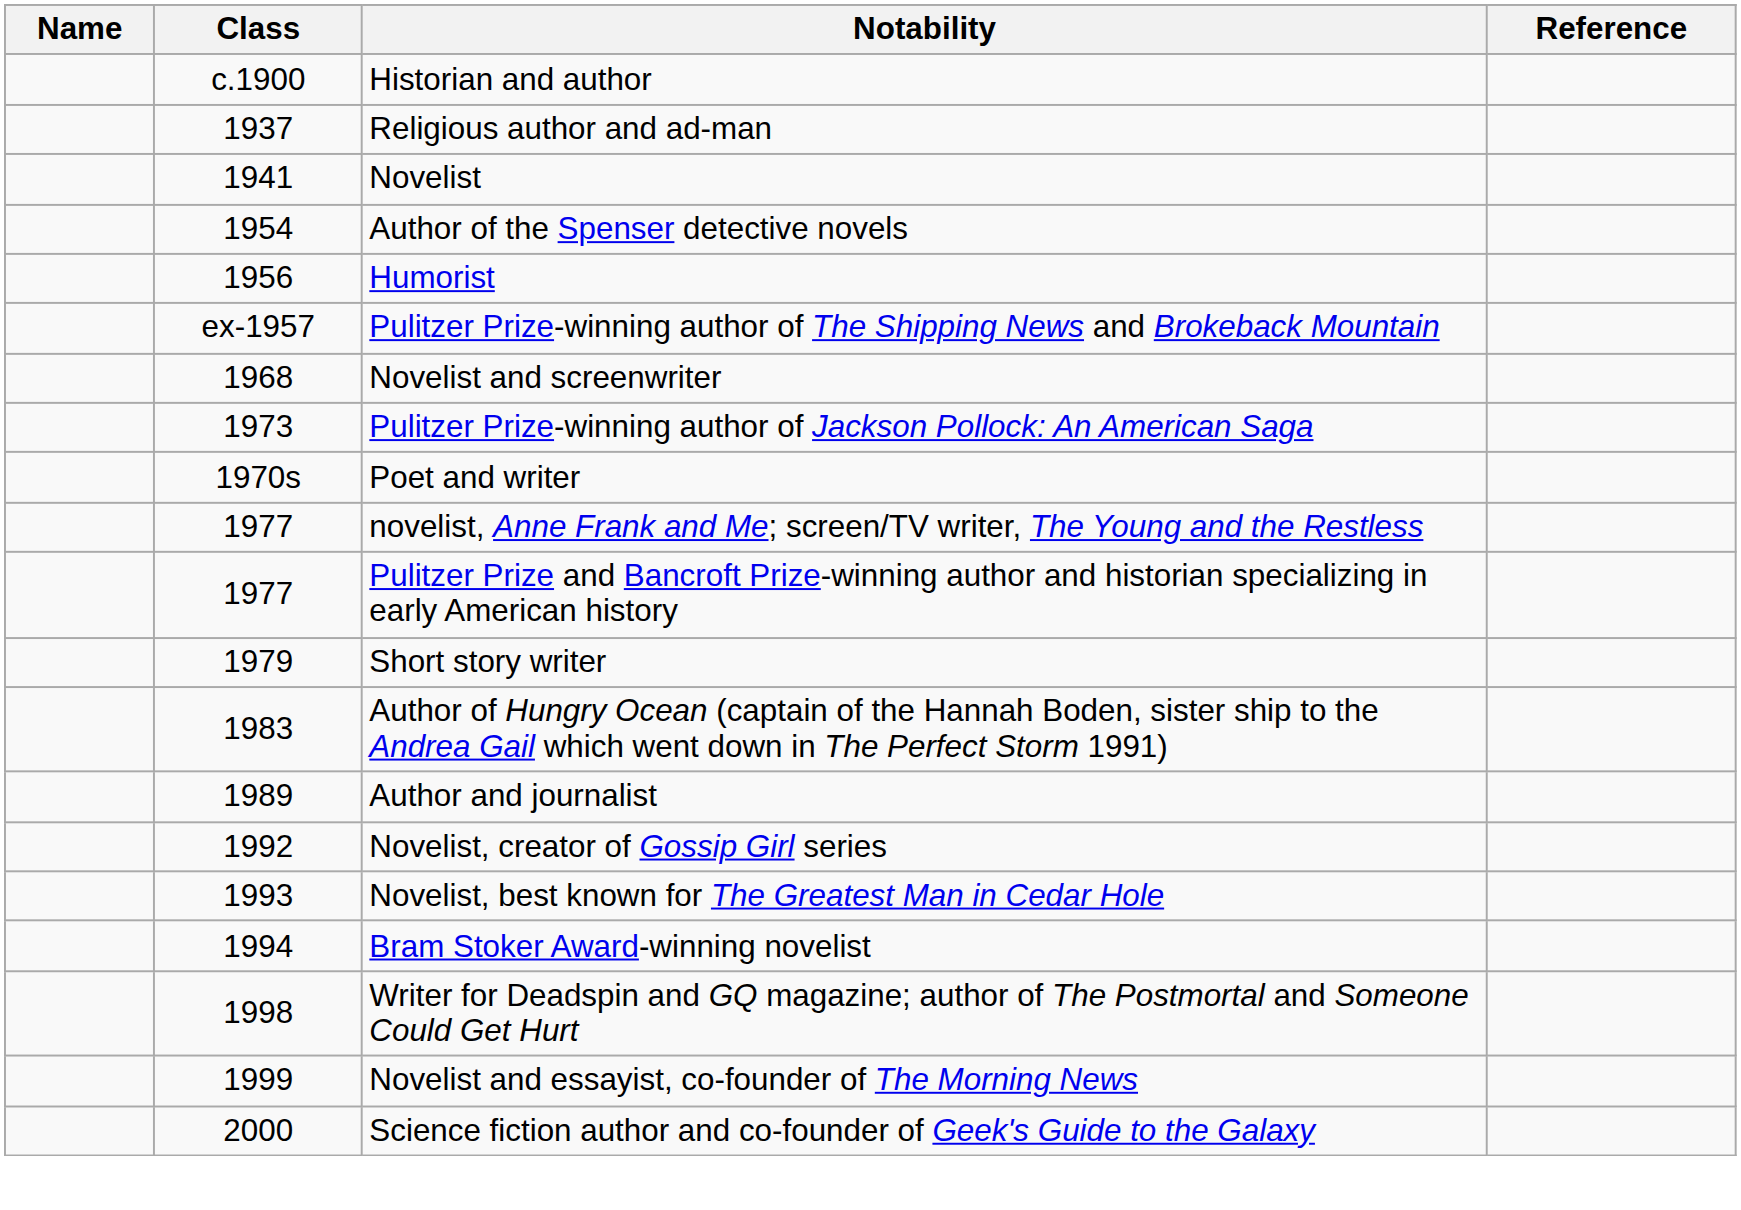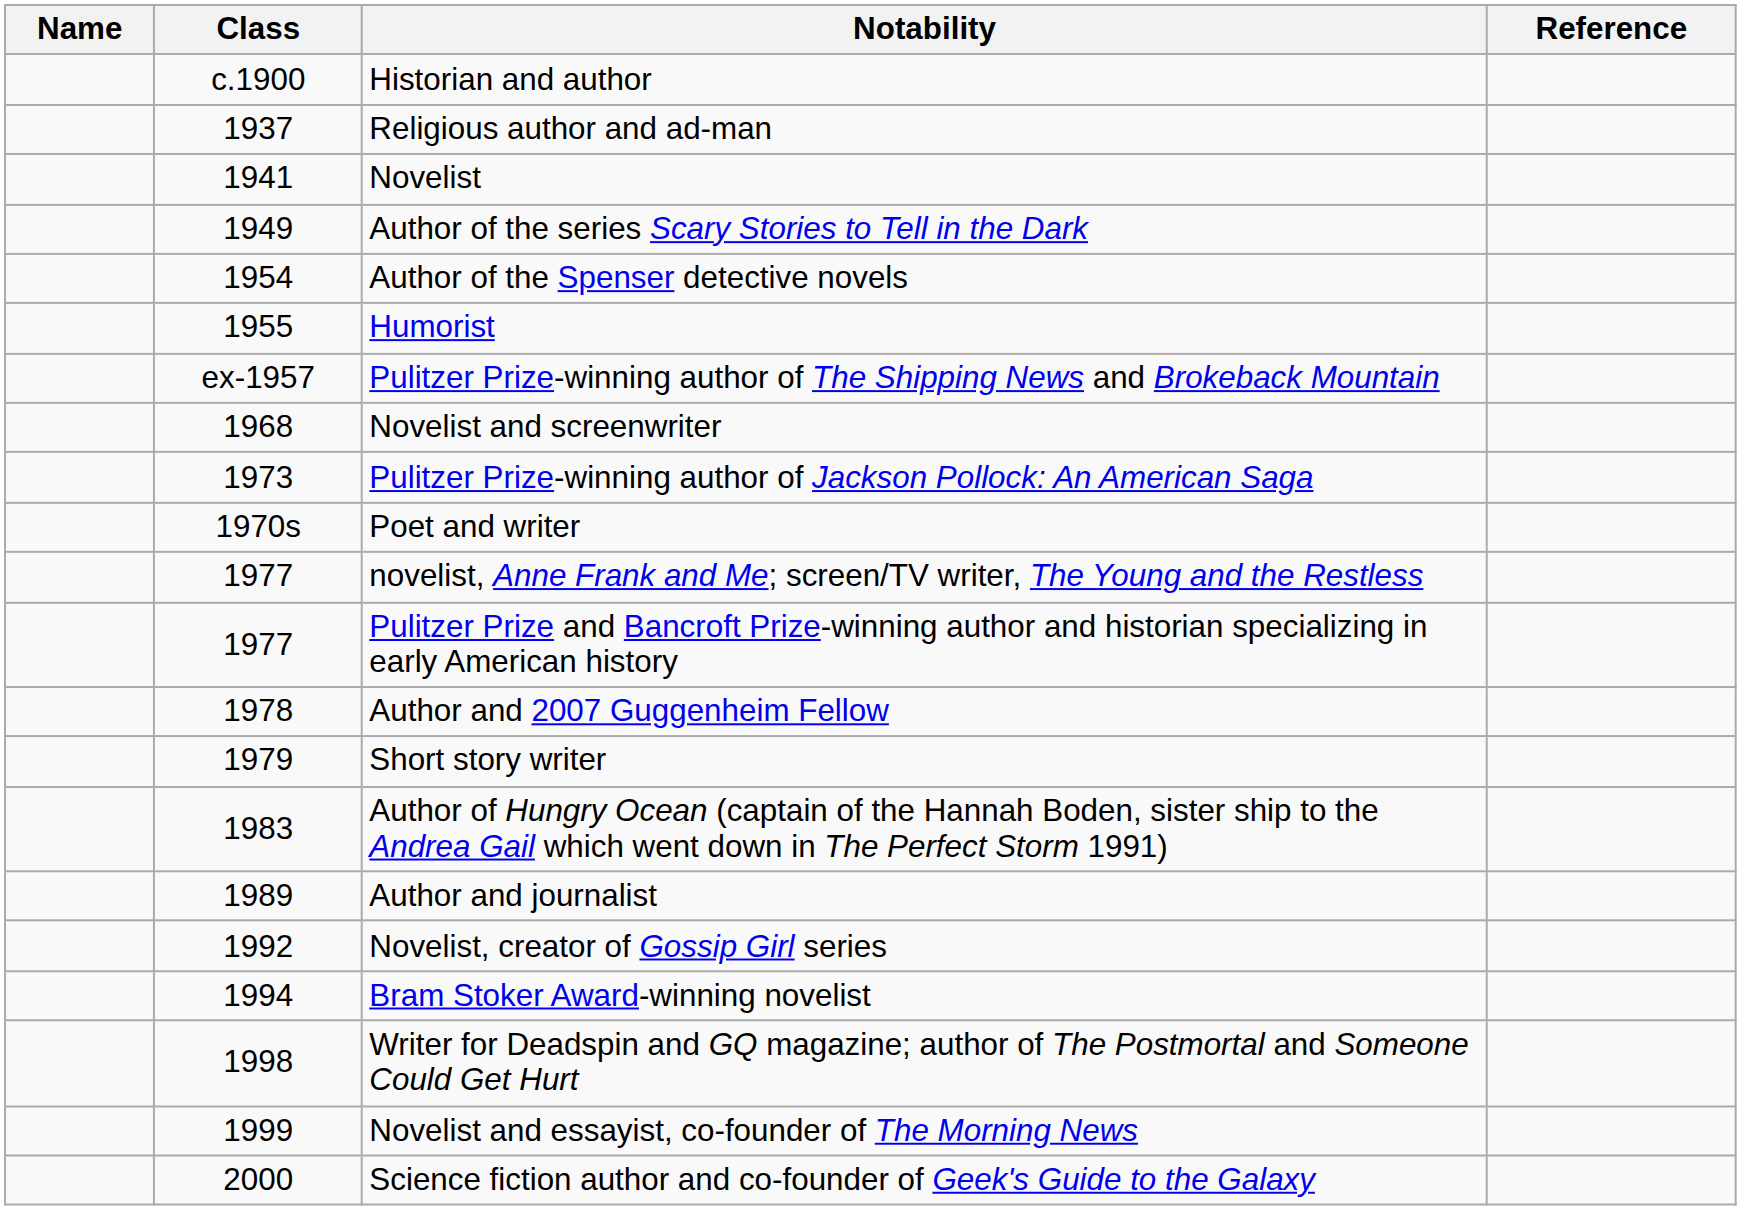+ row: (729, 228)
(258, 278) 1956 -> (258, 327) 1955
+ row: (629, 711)
- row: (767, 895)
